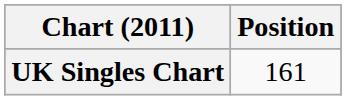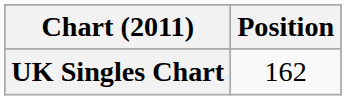(286, 71) 161 -> (286, 71) 162
